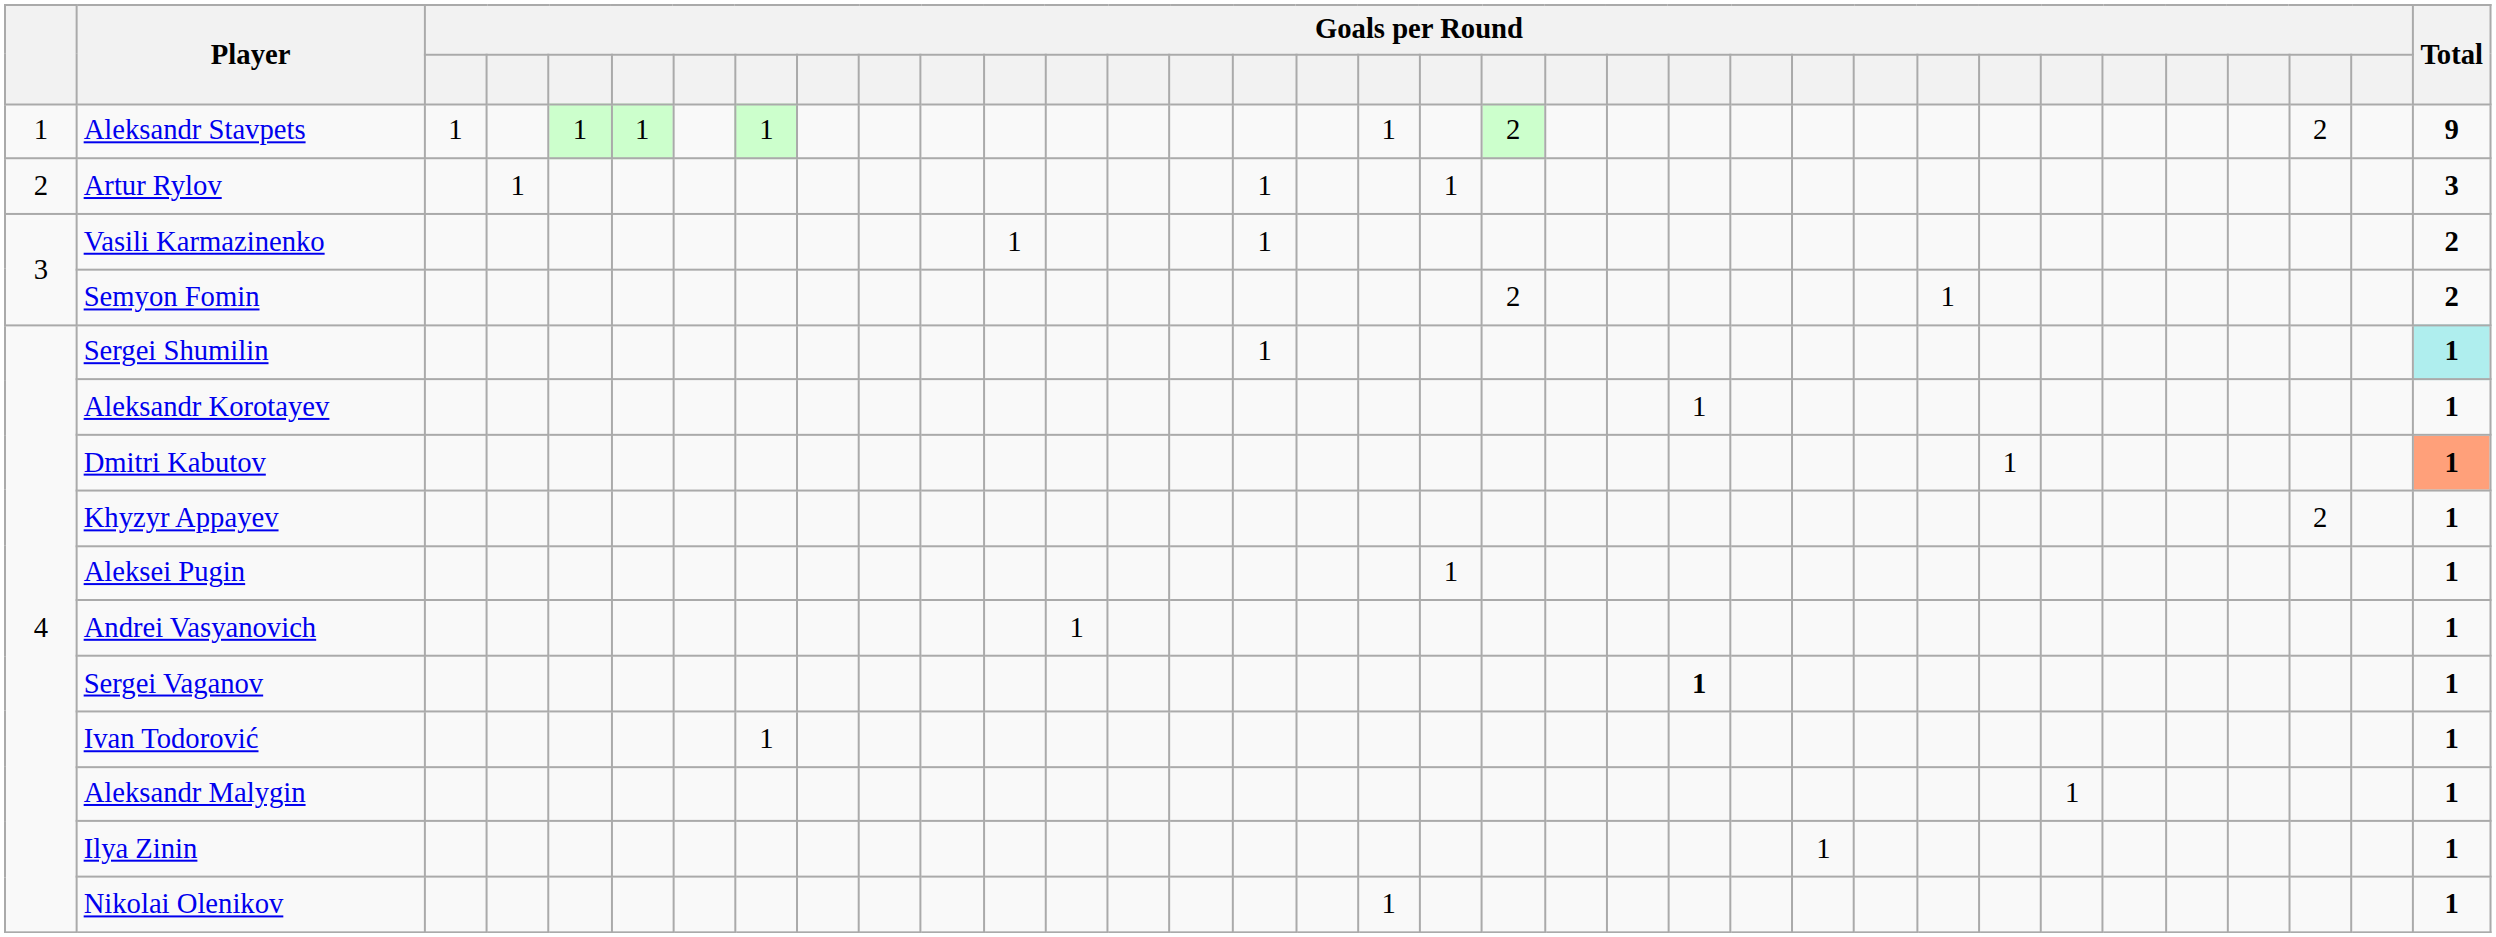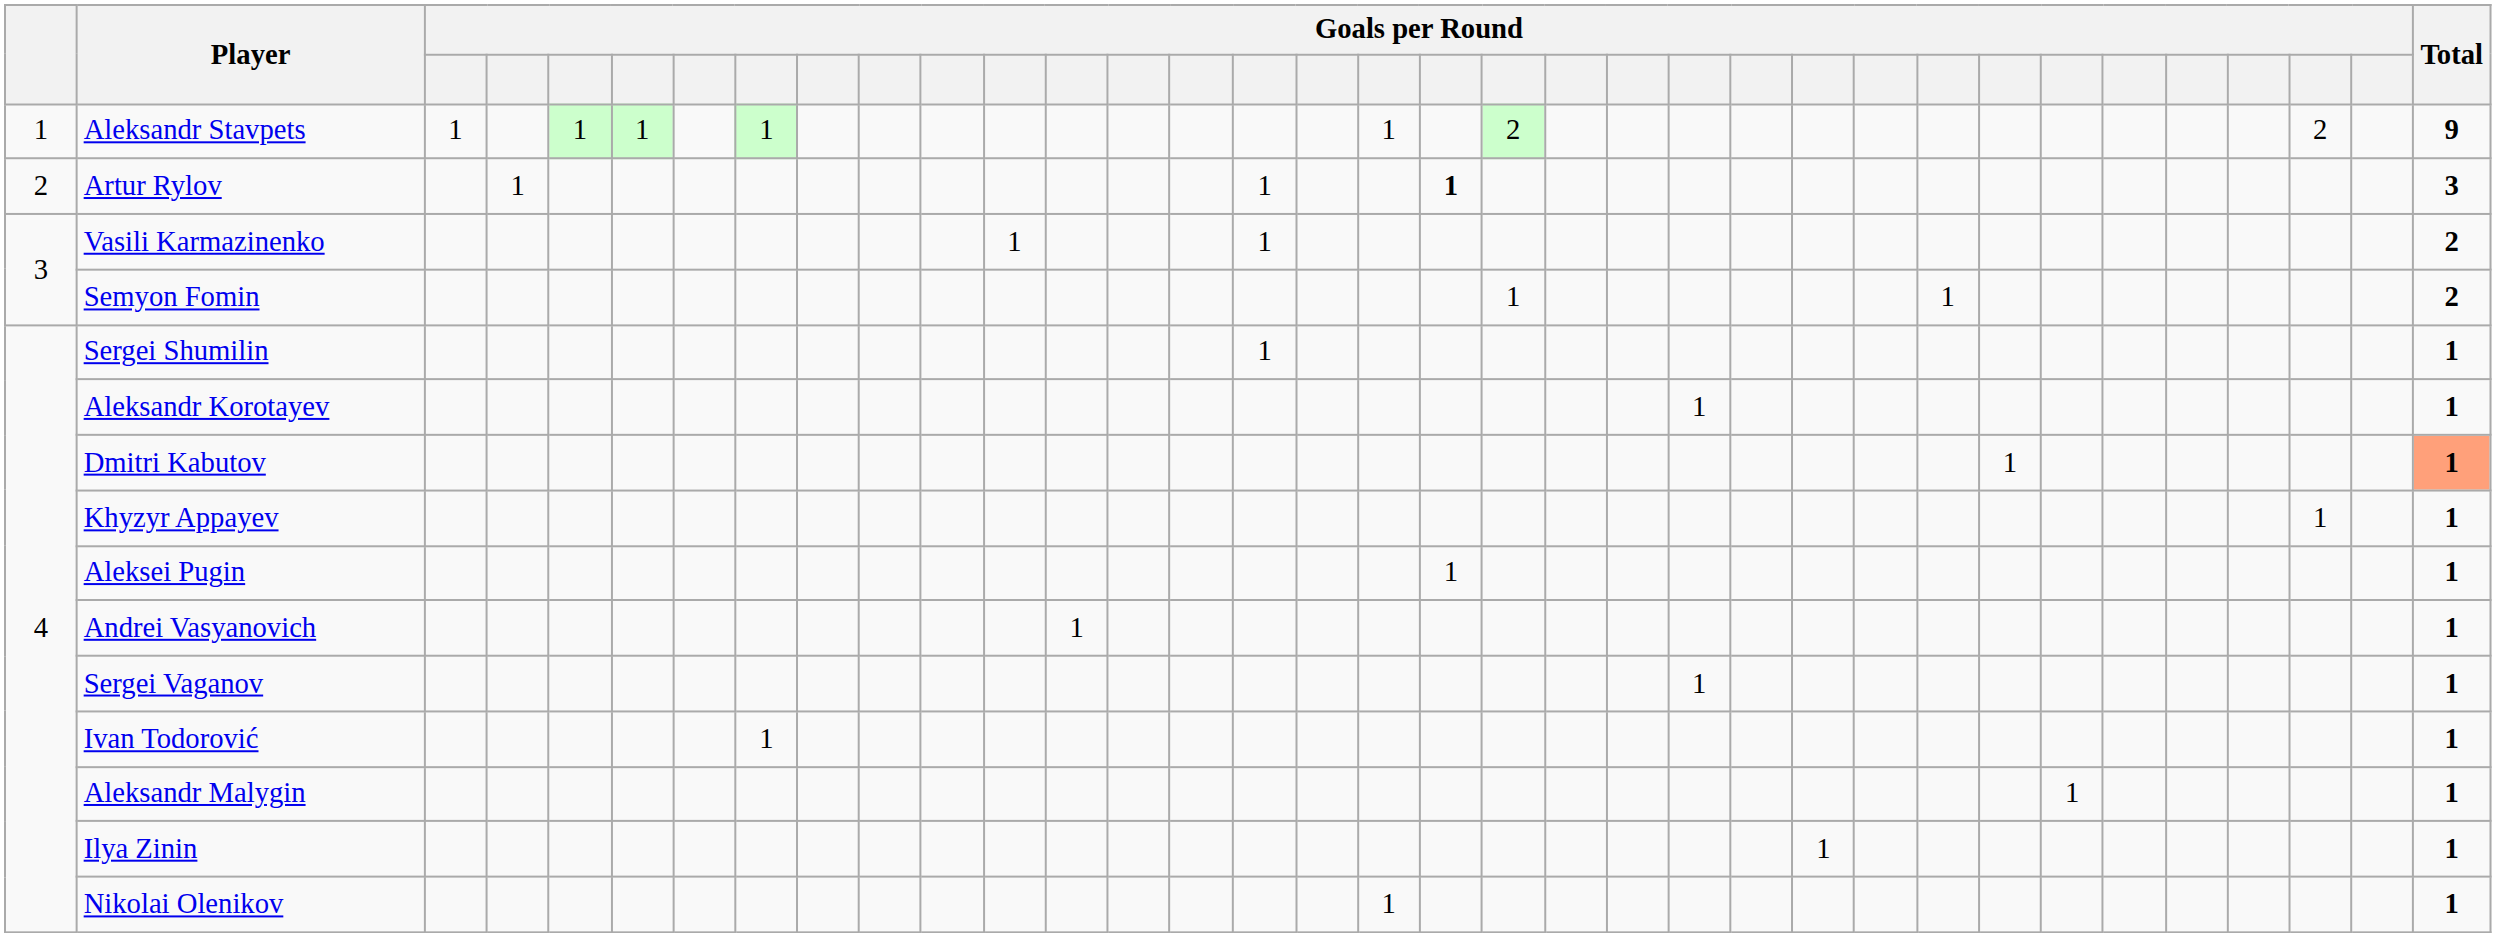(1451, 186) normal -> (1451, 186) bold
(1513, 296) 2 -> (1513, 296) 1
(2452, 351) paleturquoise background -> (2452, 351) no background
(2320, 517) 2 -> (2320, 517) 1
(1699, 683) bold -> (1699, 683) normal
